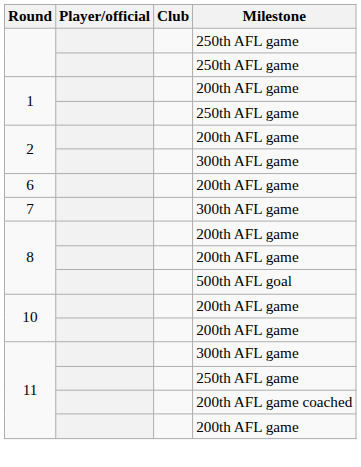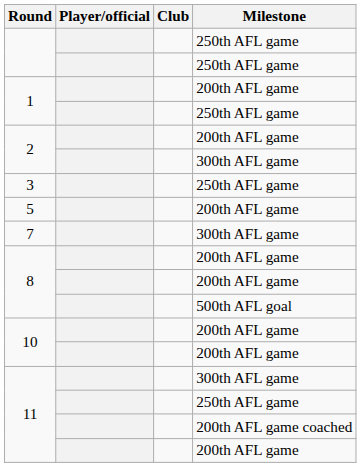+ row: (30, 185)
+ row: (30, 209)
- row: (30, 185)
